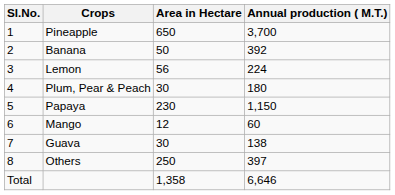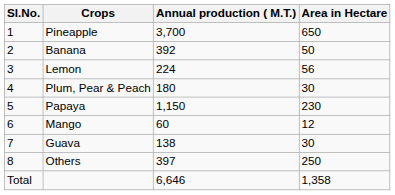columns swapped: (199, 13) <-> (317, 13)
